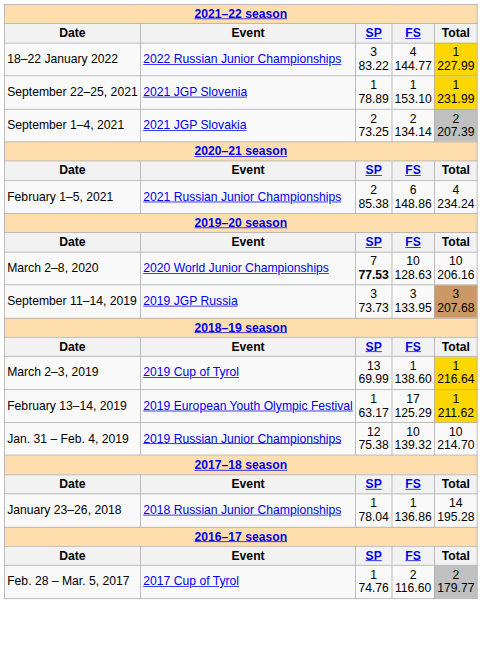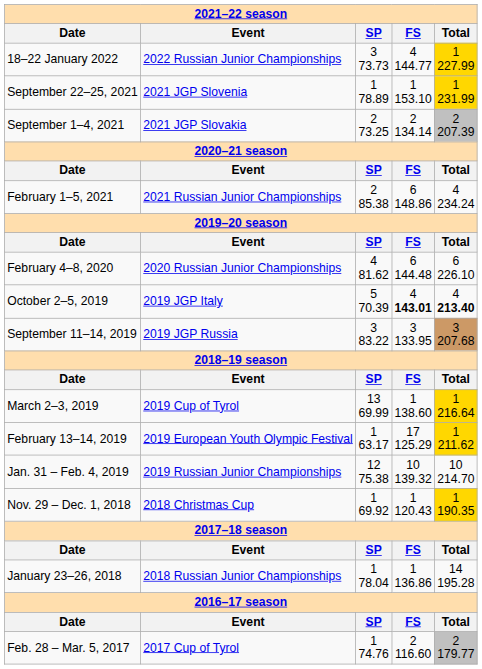(374, 59) 3 83.22 -> (374, 59) 3 73.73
- row: (53, 268)
+ row: (60, 268)
+ row: (58, 301)
(374, 301) 3 73.73 -> (374, 334) 3 83.22
+ row: (69, 504)
